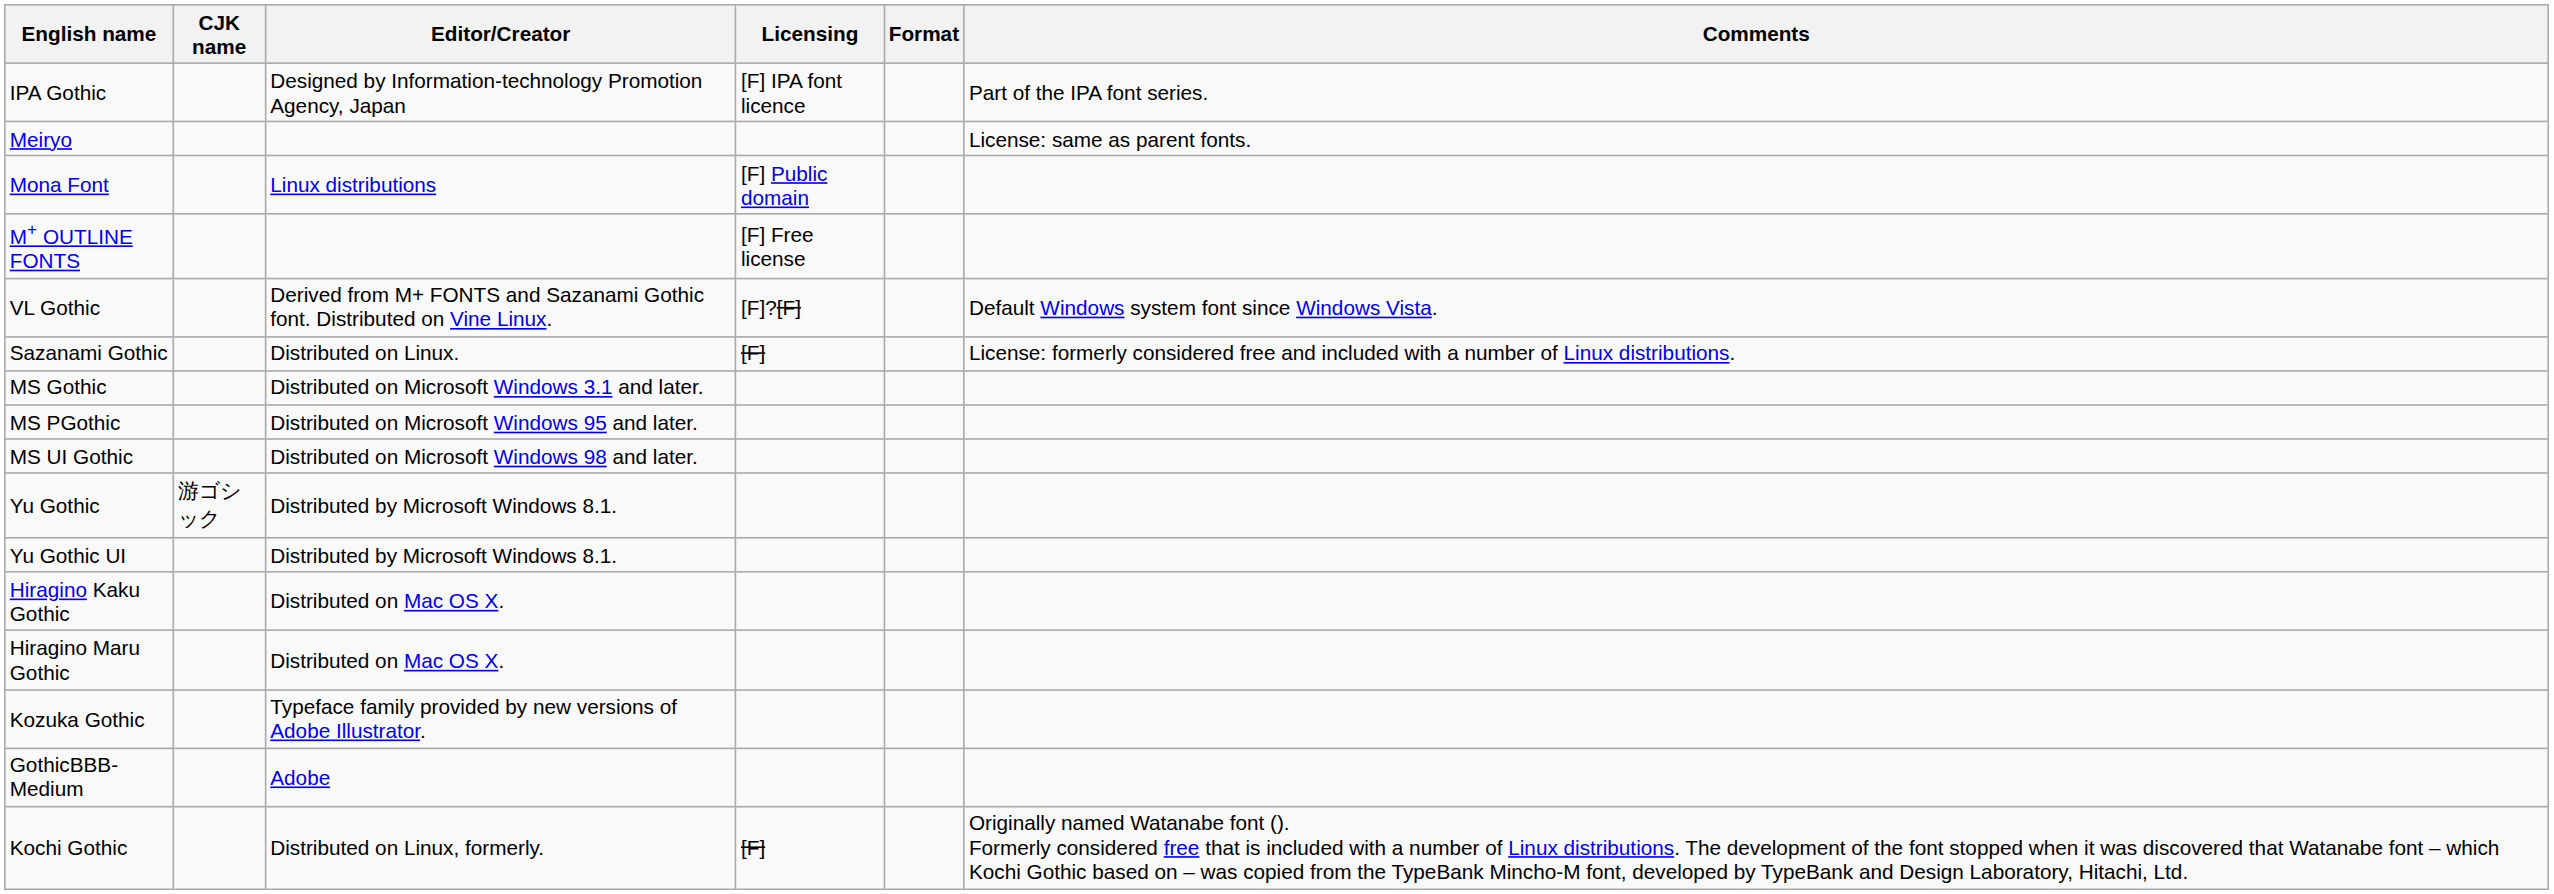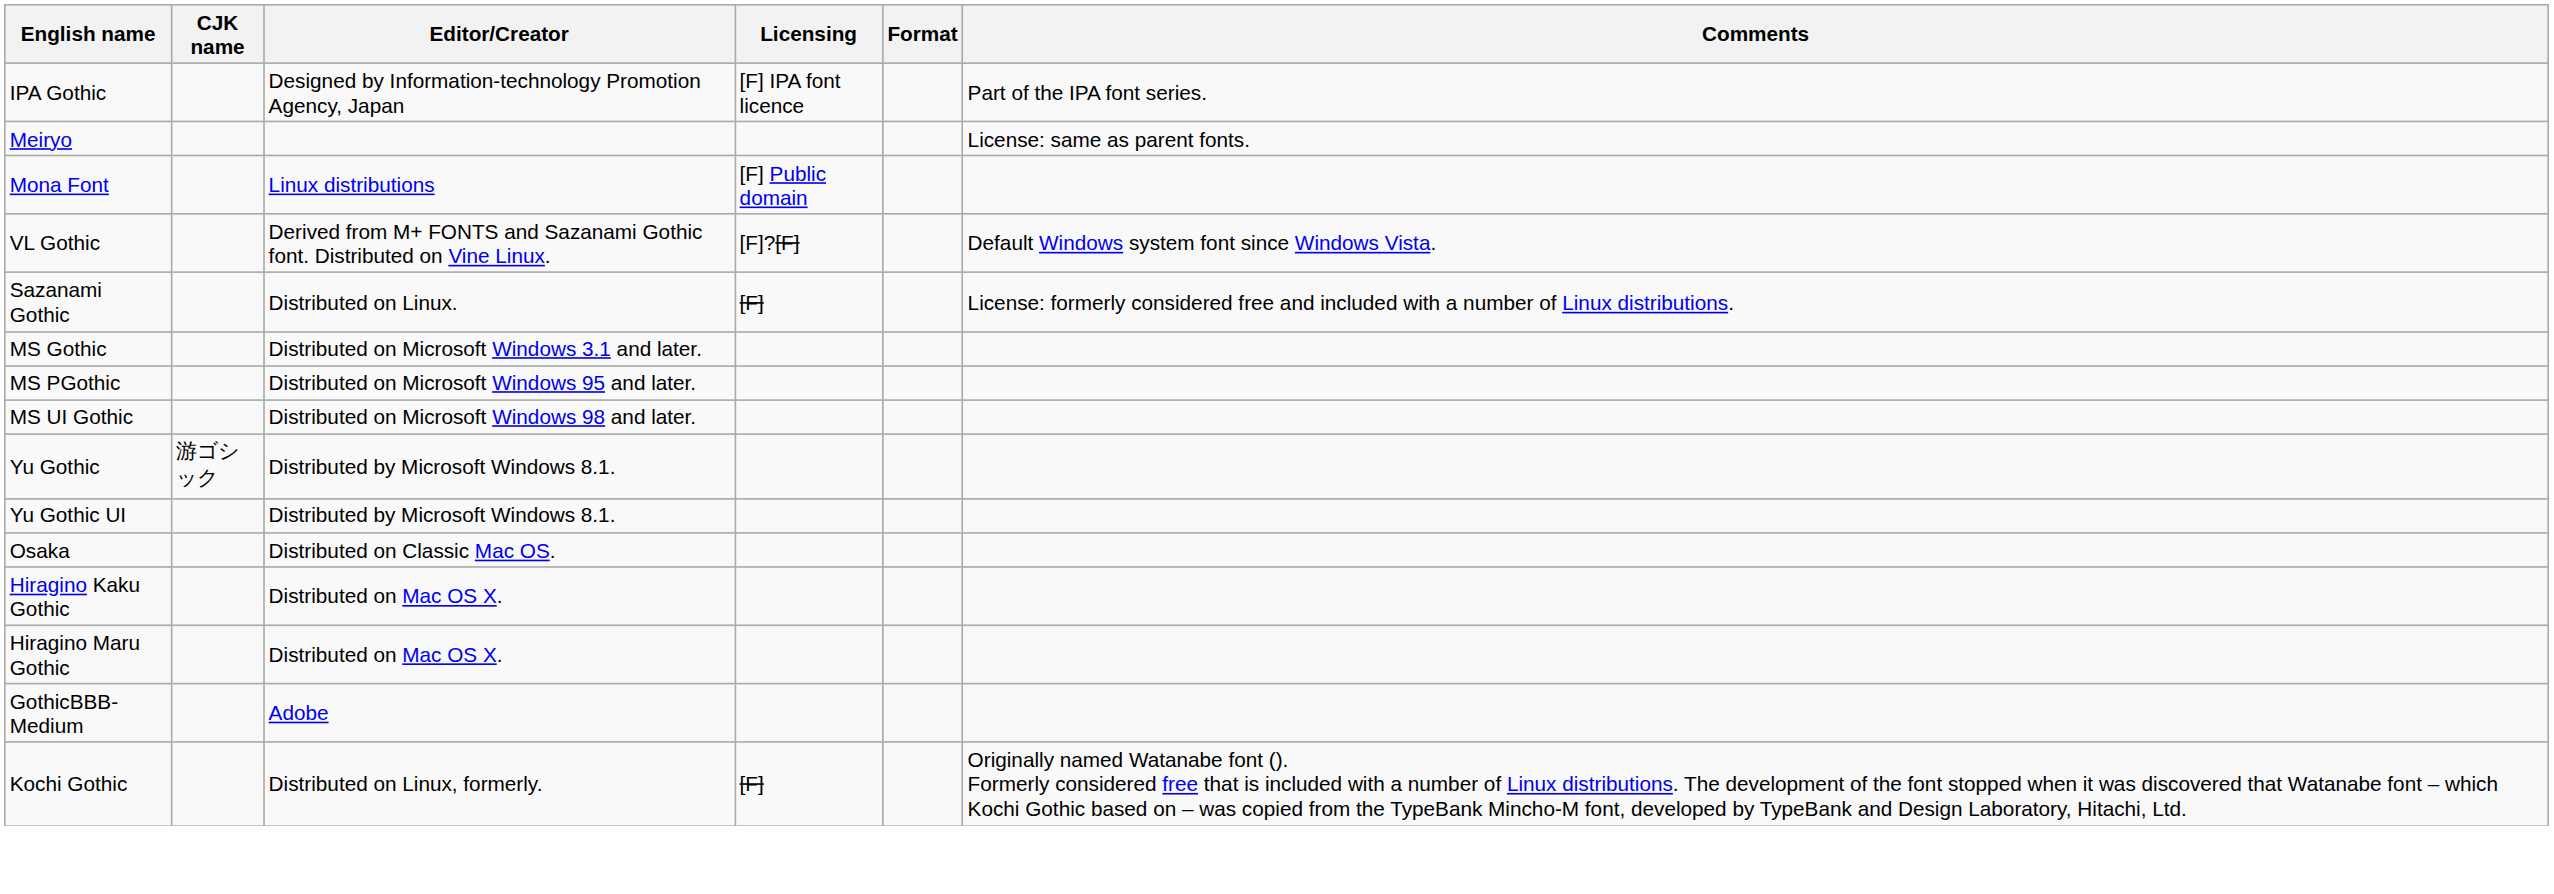- row: (71, 246)
+ row: (40, 550)
- row: (77, 718)
